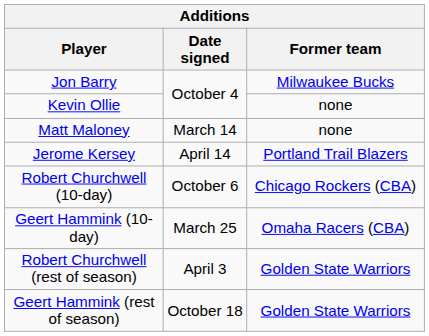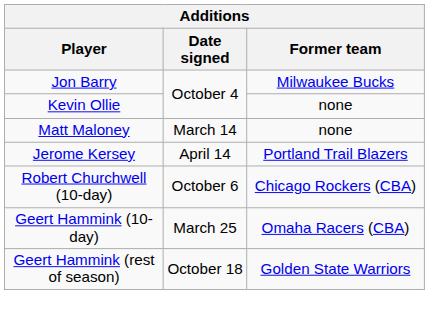- row: (84, 269)
